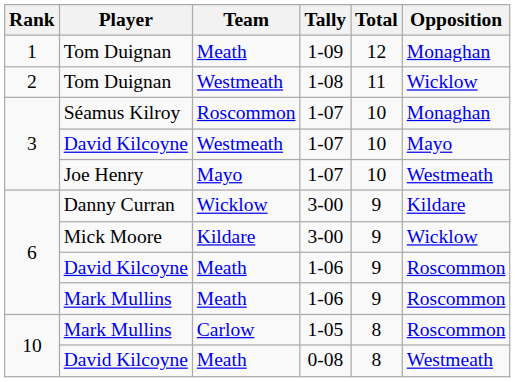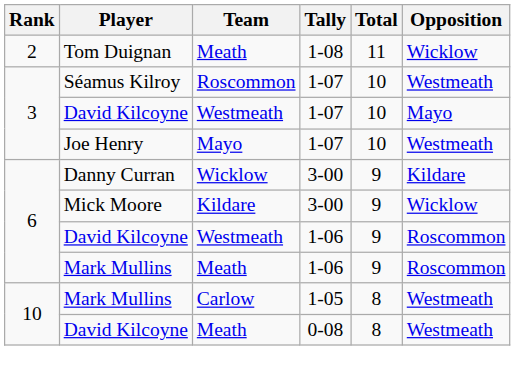- row: (117, 50)
(240, 81) Westmeath -> (222, 50) Meath
(449, 112) Monaghan -> (450, 81) Westmeath
(222, 267) Meath -> (240, 236) Westmeath
(456, 329) Roscommon -> (450, 298) Westmeath
